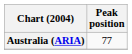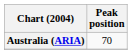(107, 40) 77 -> (107, 40) 70
